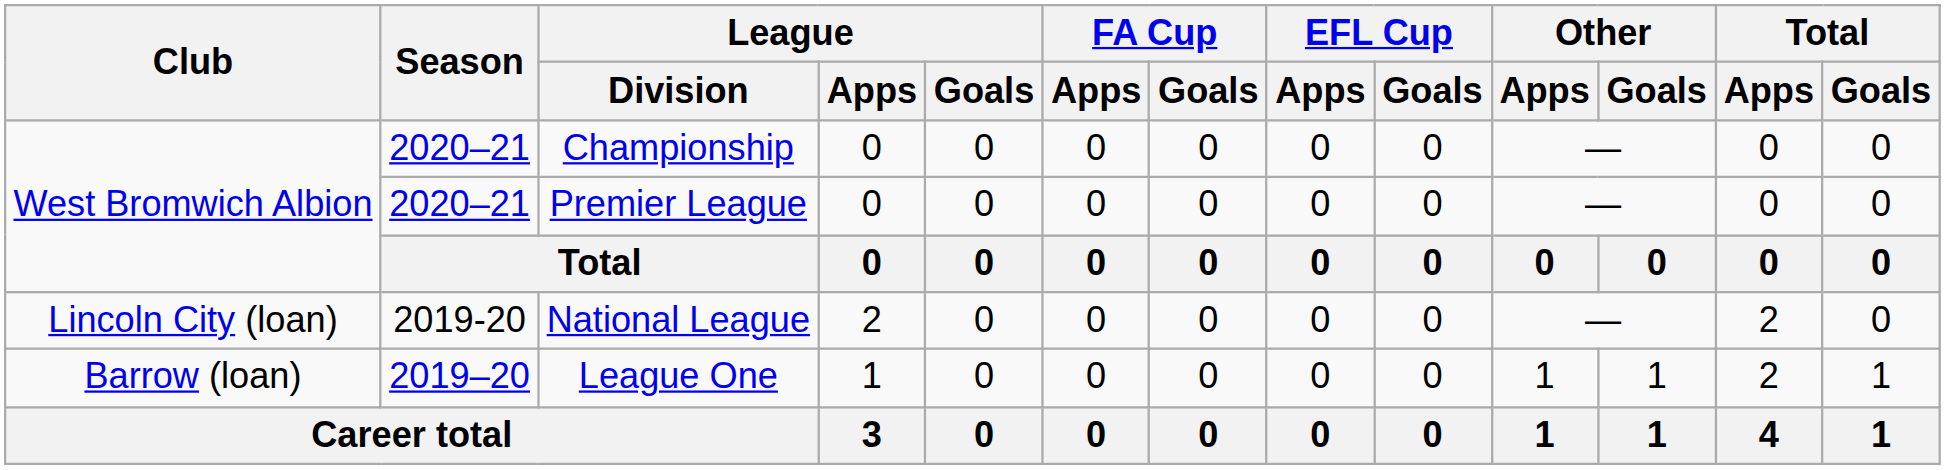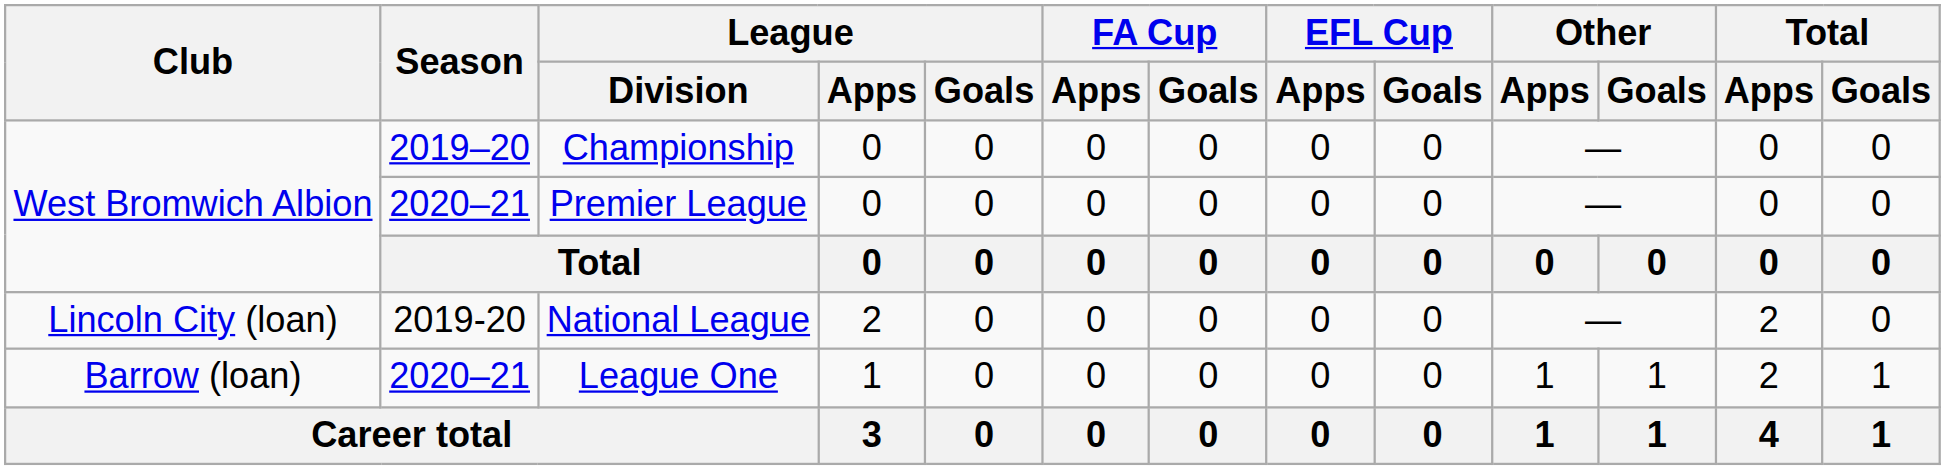(460, 147) 2020–21 -> (460, 147) 2019–20
(460, 377) 2019–20 -> (460, 377) 2020–21
